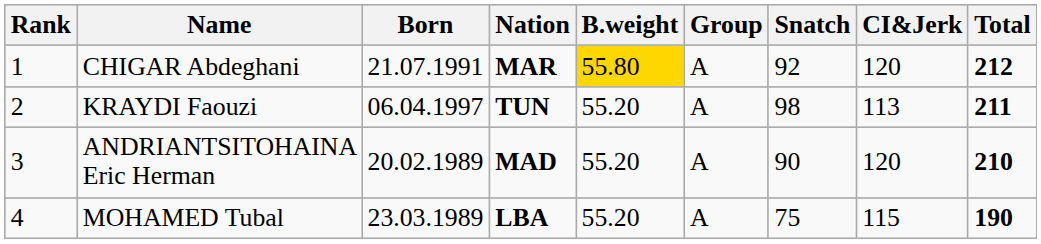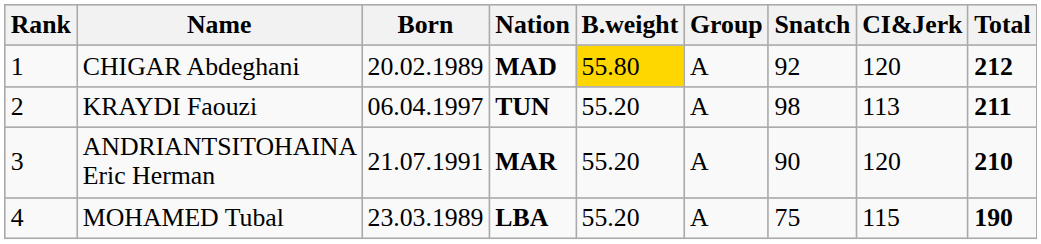(425, 65) 21.07.1991 -> (425, 65) 20.02.1989
(526, 65) MAR -> (526, 65) MAD
(425, 161) 20.02.1989 -> (425, 161) 21.07.1991
(526, 161) MAD -> (526, 161) MAR
